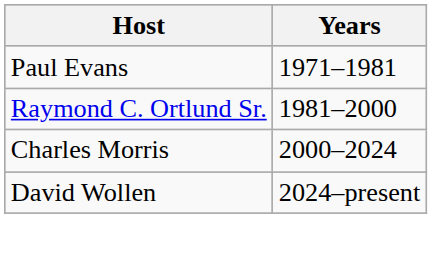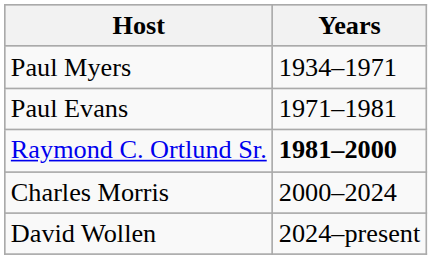+ row: (71, 66)
(338, 108) normal -> (338, 150) bold
